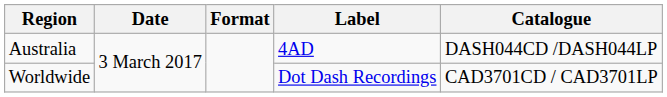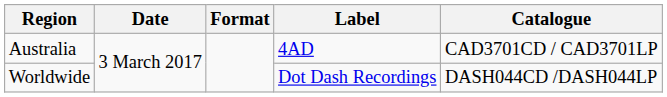(551, 48) DASH044CD /DASH044LP -> (551, 48) CAD3701CD / CAD3701LP
(551, 77) CAD3701CD / CAD3701LP -> (551, 77) DASH044CD /DASH044LP
